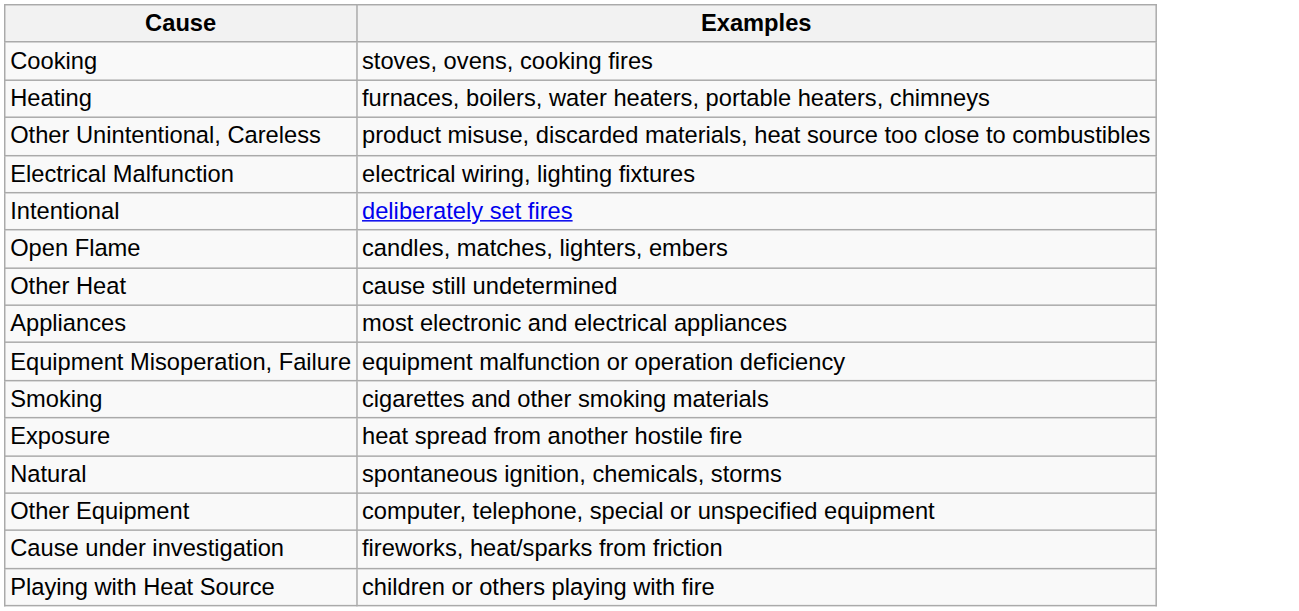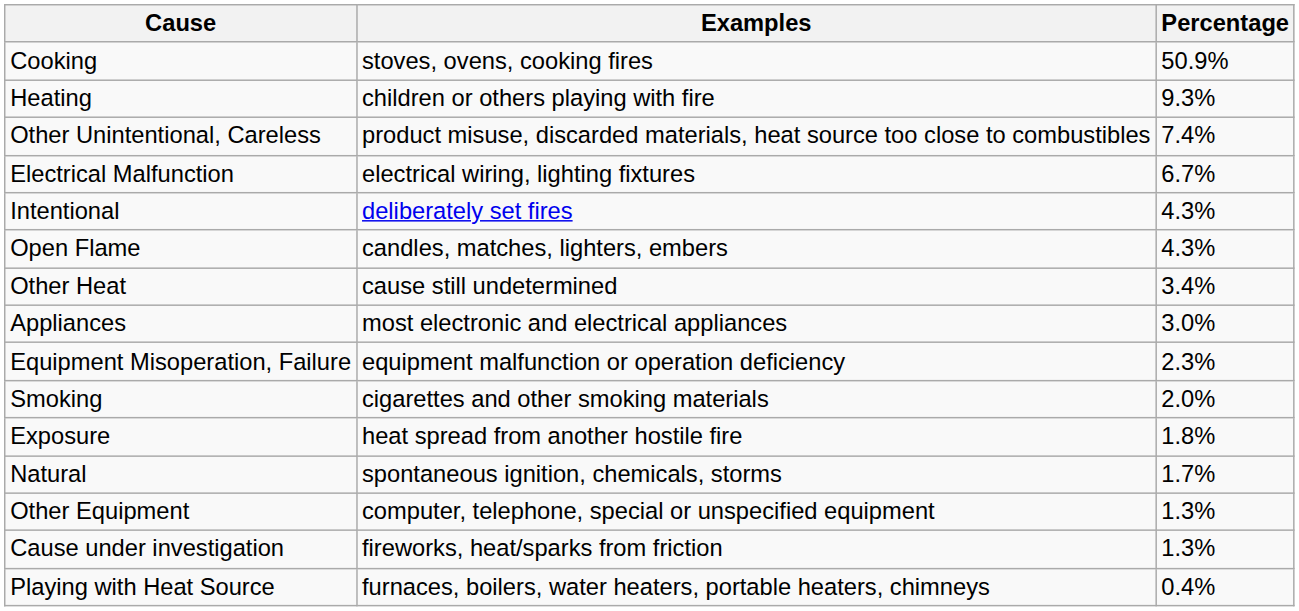+ column: (1225, 23)
(676, 98) furnaces, boilers, water heaters, portable heaters, chimneys -> (538, 98) children or others playing with fire
(538, 586) children or others playing with fire -> (676, 586) furnaces, boilers, water heaters, portable heaters, chimneys
